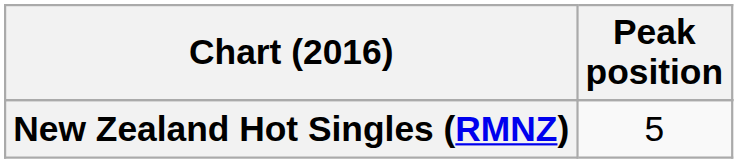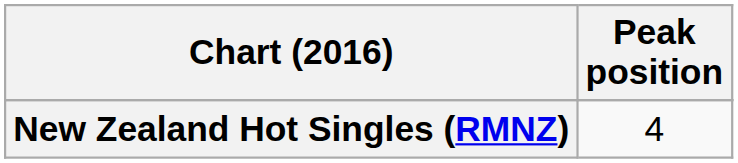(654, 128) 5 -> (654, 128) 4
